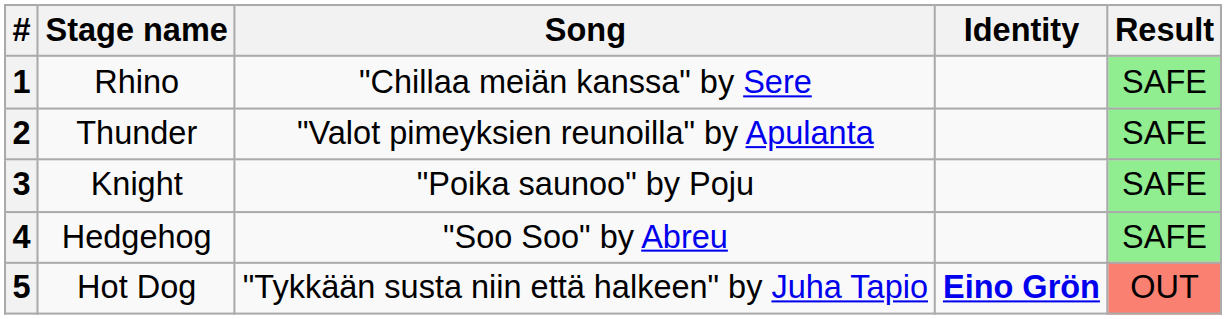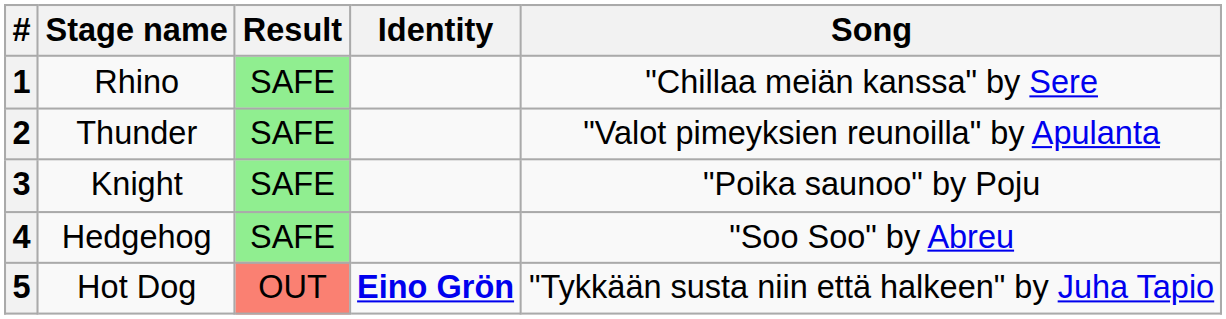columns swapped: (585, 30) <-> (1165, 30)
